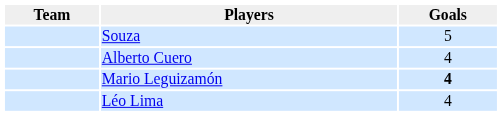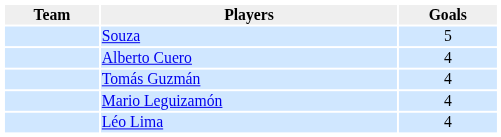+ row: (151, 79)
(448, 79) bold -> (448, 101) normal
